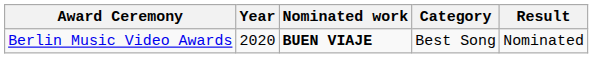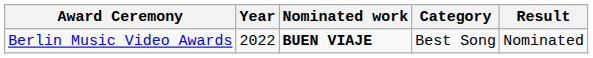(258, 41) 2020 -> (258, 41) 2022
